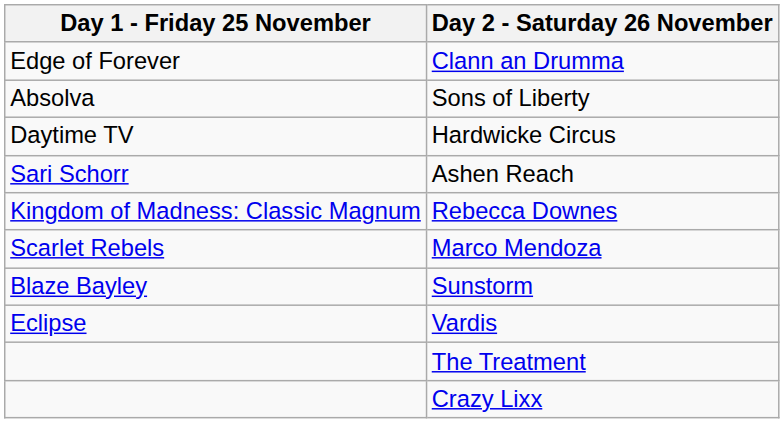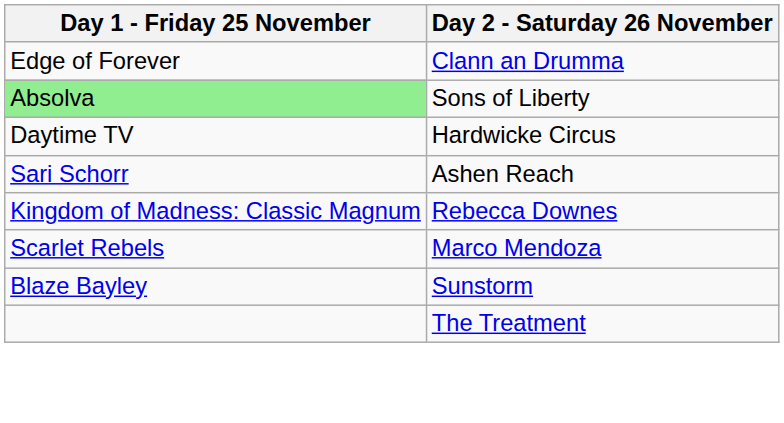(52, 98) no background -> (52, 98) lightgreen background
- row: (464, 323)
- row: (487, 398)
